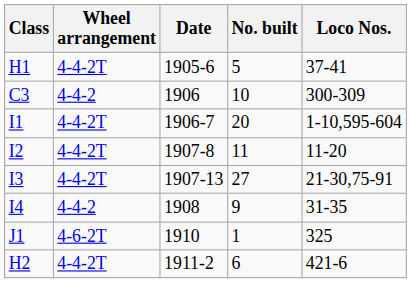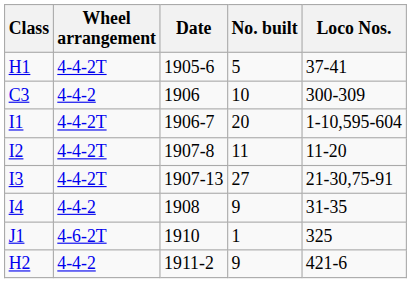(82, 263) 4-4-2T -> (77, 263) 4-4-2
(236, 263) 6 -> (236, 263) 9
